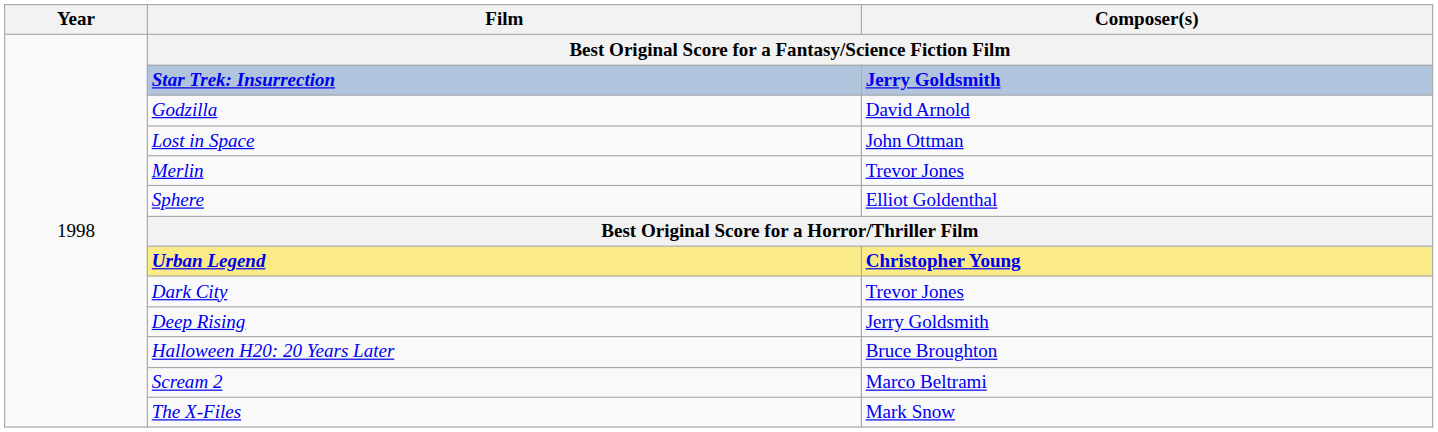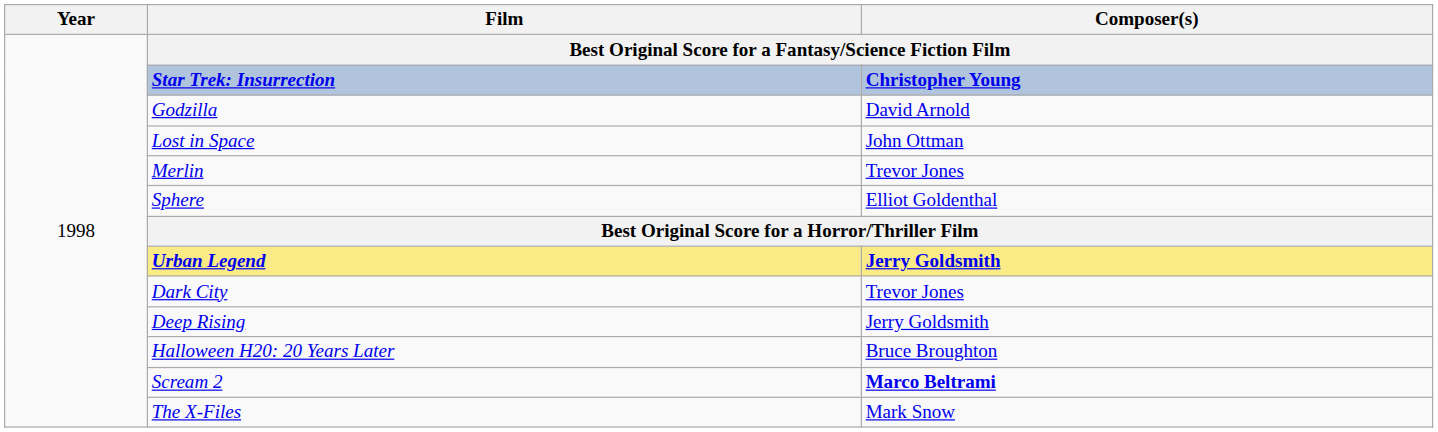(933, 79) Jerry Goldsmith -> (943, 79) Christopher Young
(943, 261) Christopher Young -> (933, 261) Jerry Goldsmith
(926, 381) normal -> (931, 381) bold
